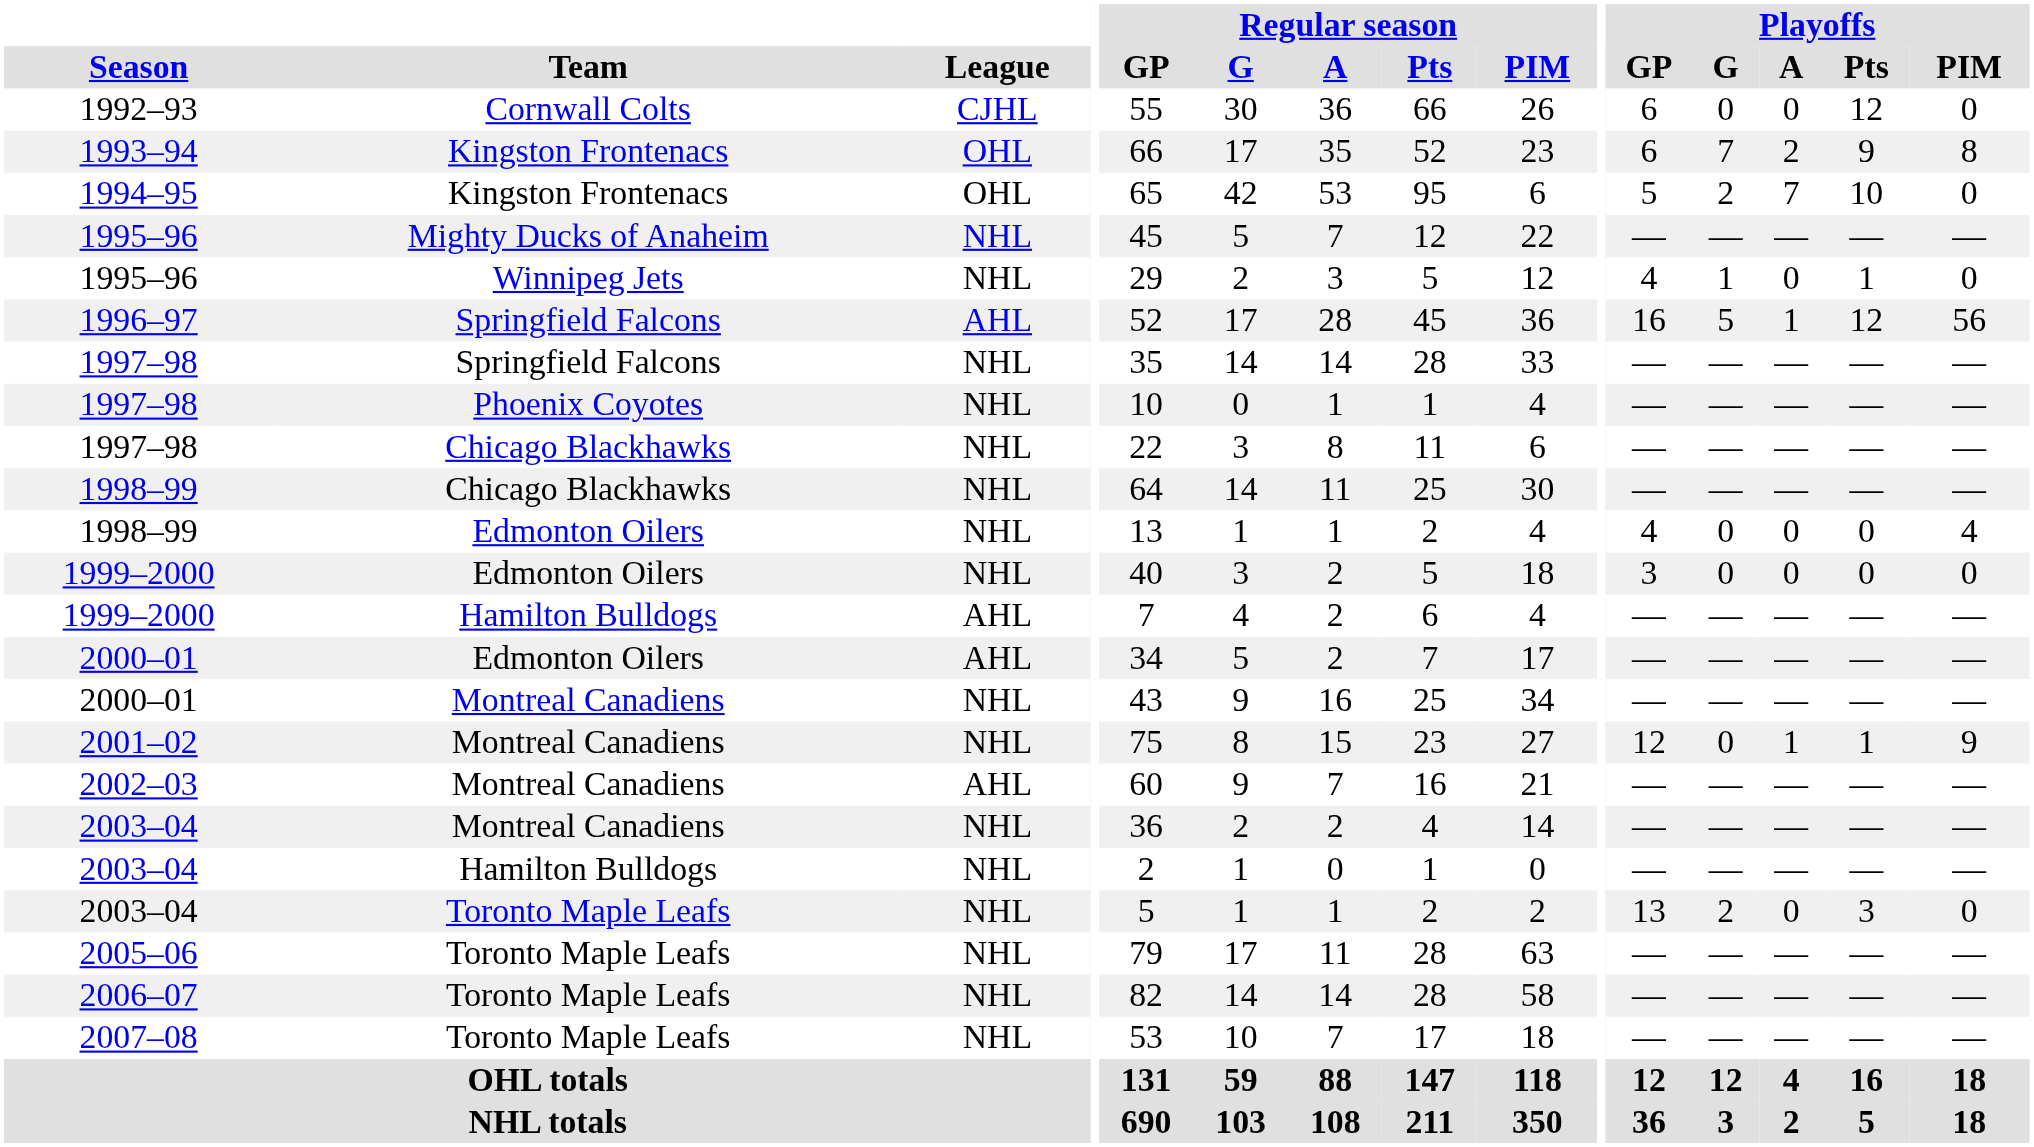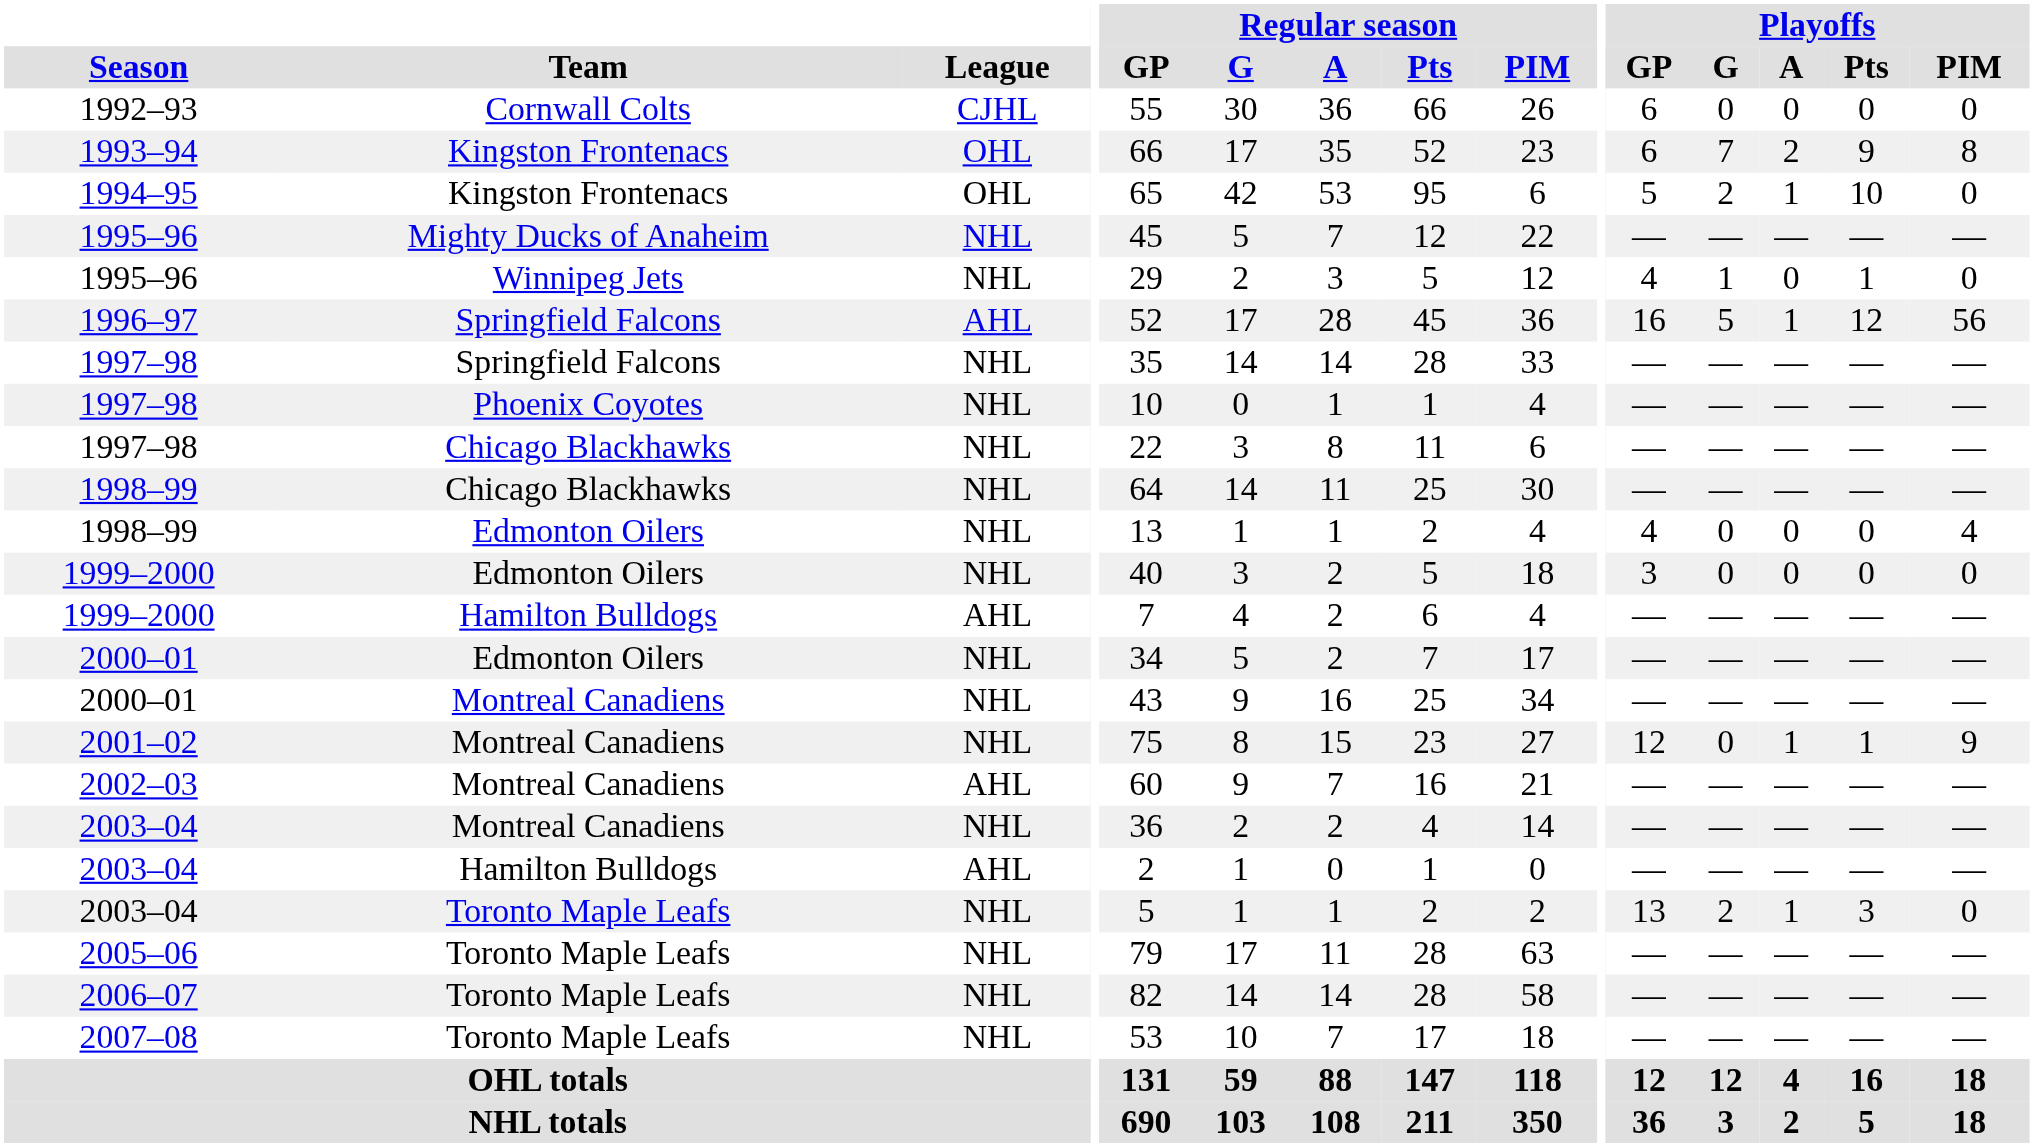(1866, 108) 12 -> (1866, 108) 0
(1791, 193) 7 -> (1791, 193) 1
(997, 657) AHL -> (997, 657) NHL
(997, 868) NHL -> (997, 868) AHL
(1791, 910) 0 -> (1791, 910) 1
